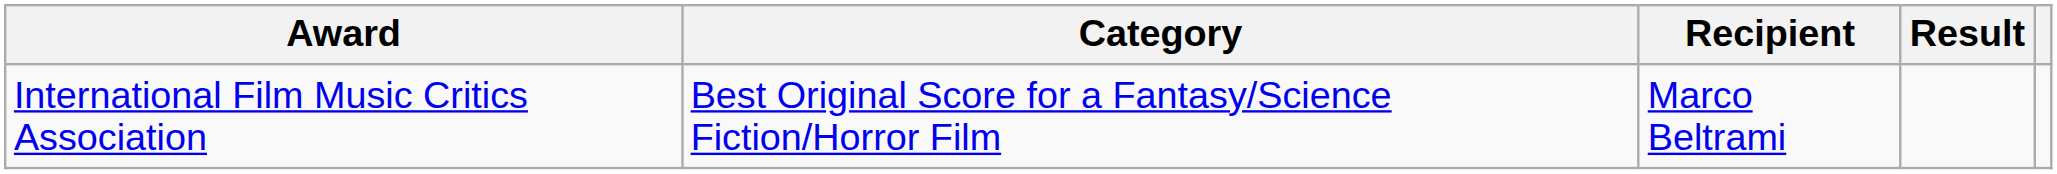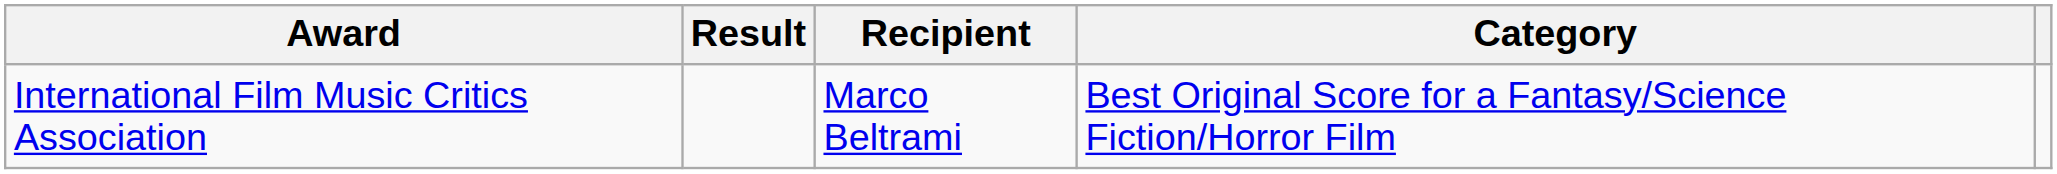columns swapped: (1160, 34) <-> (1967, 34)
